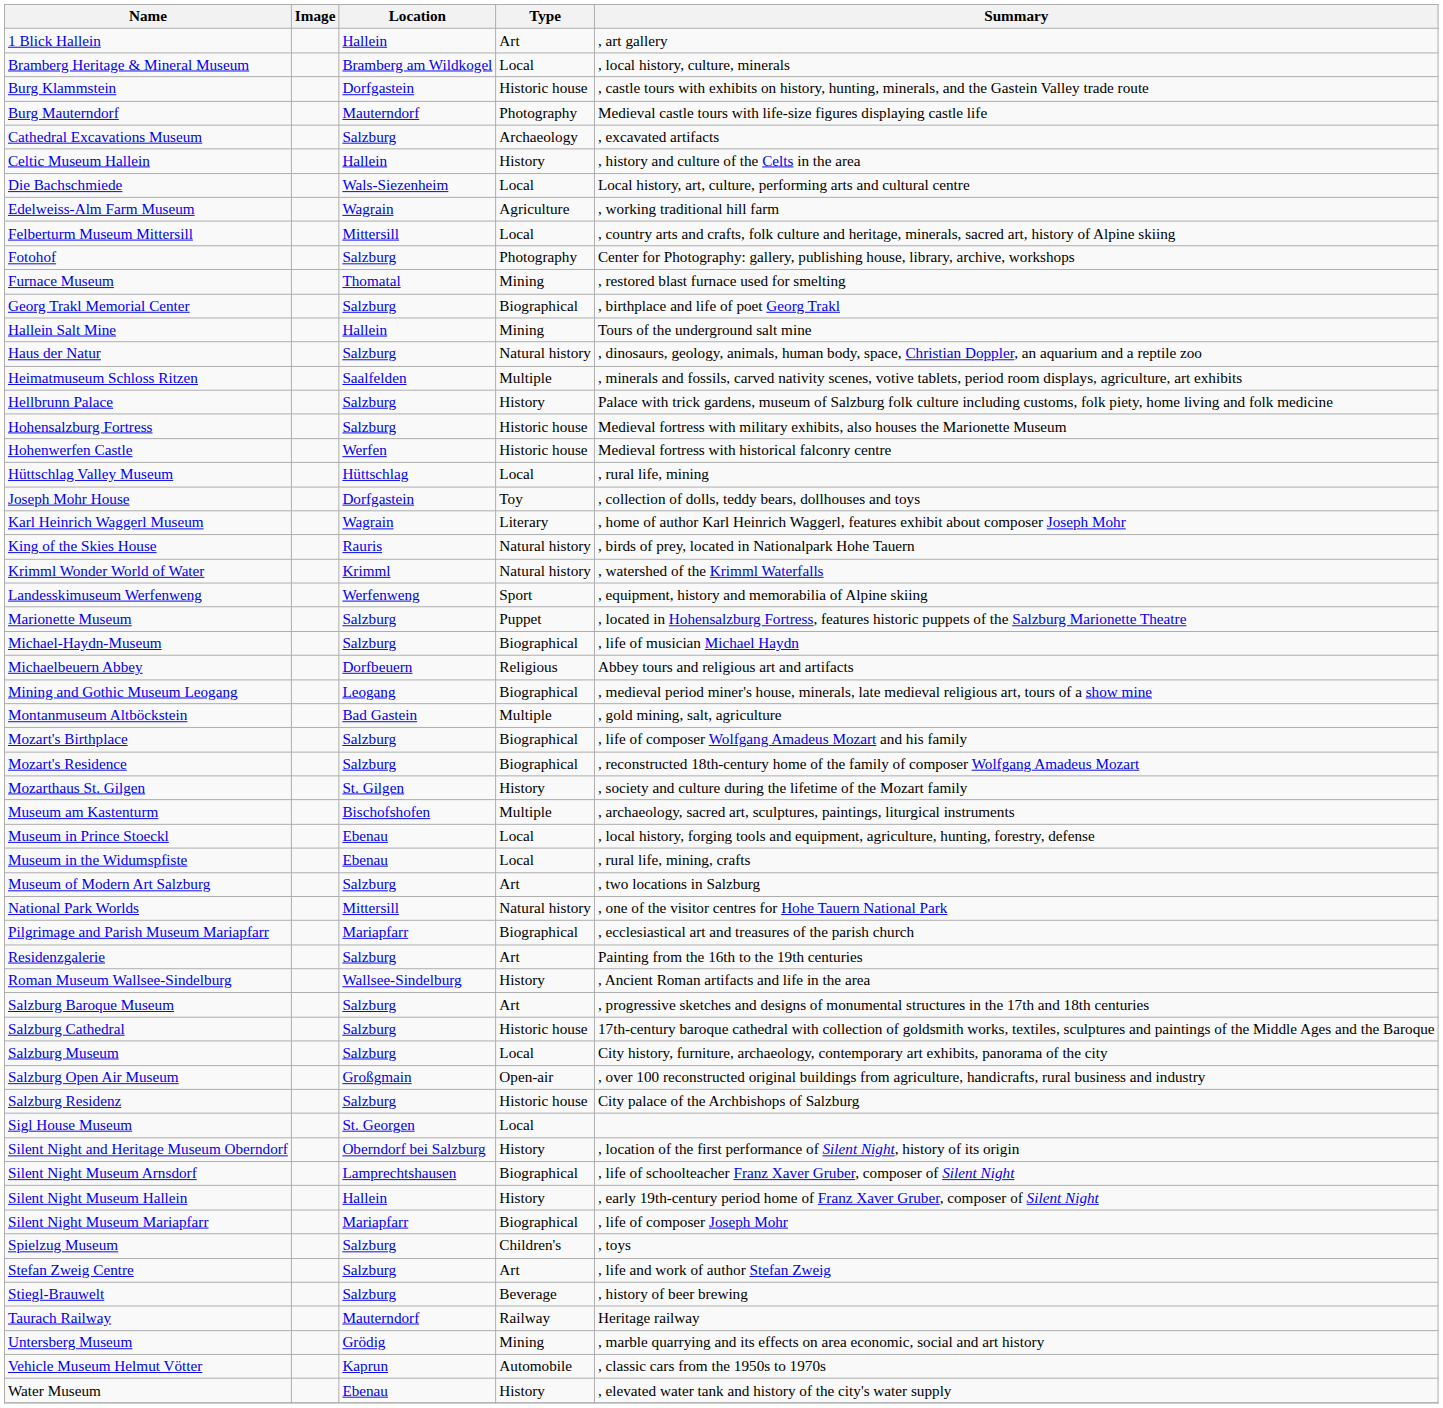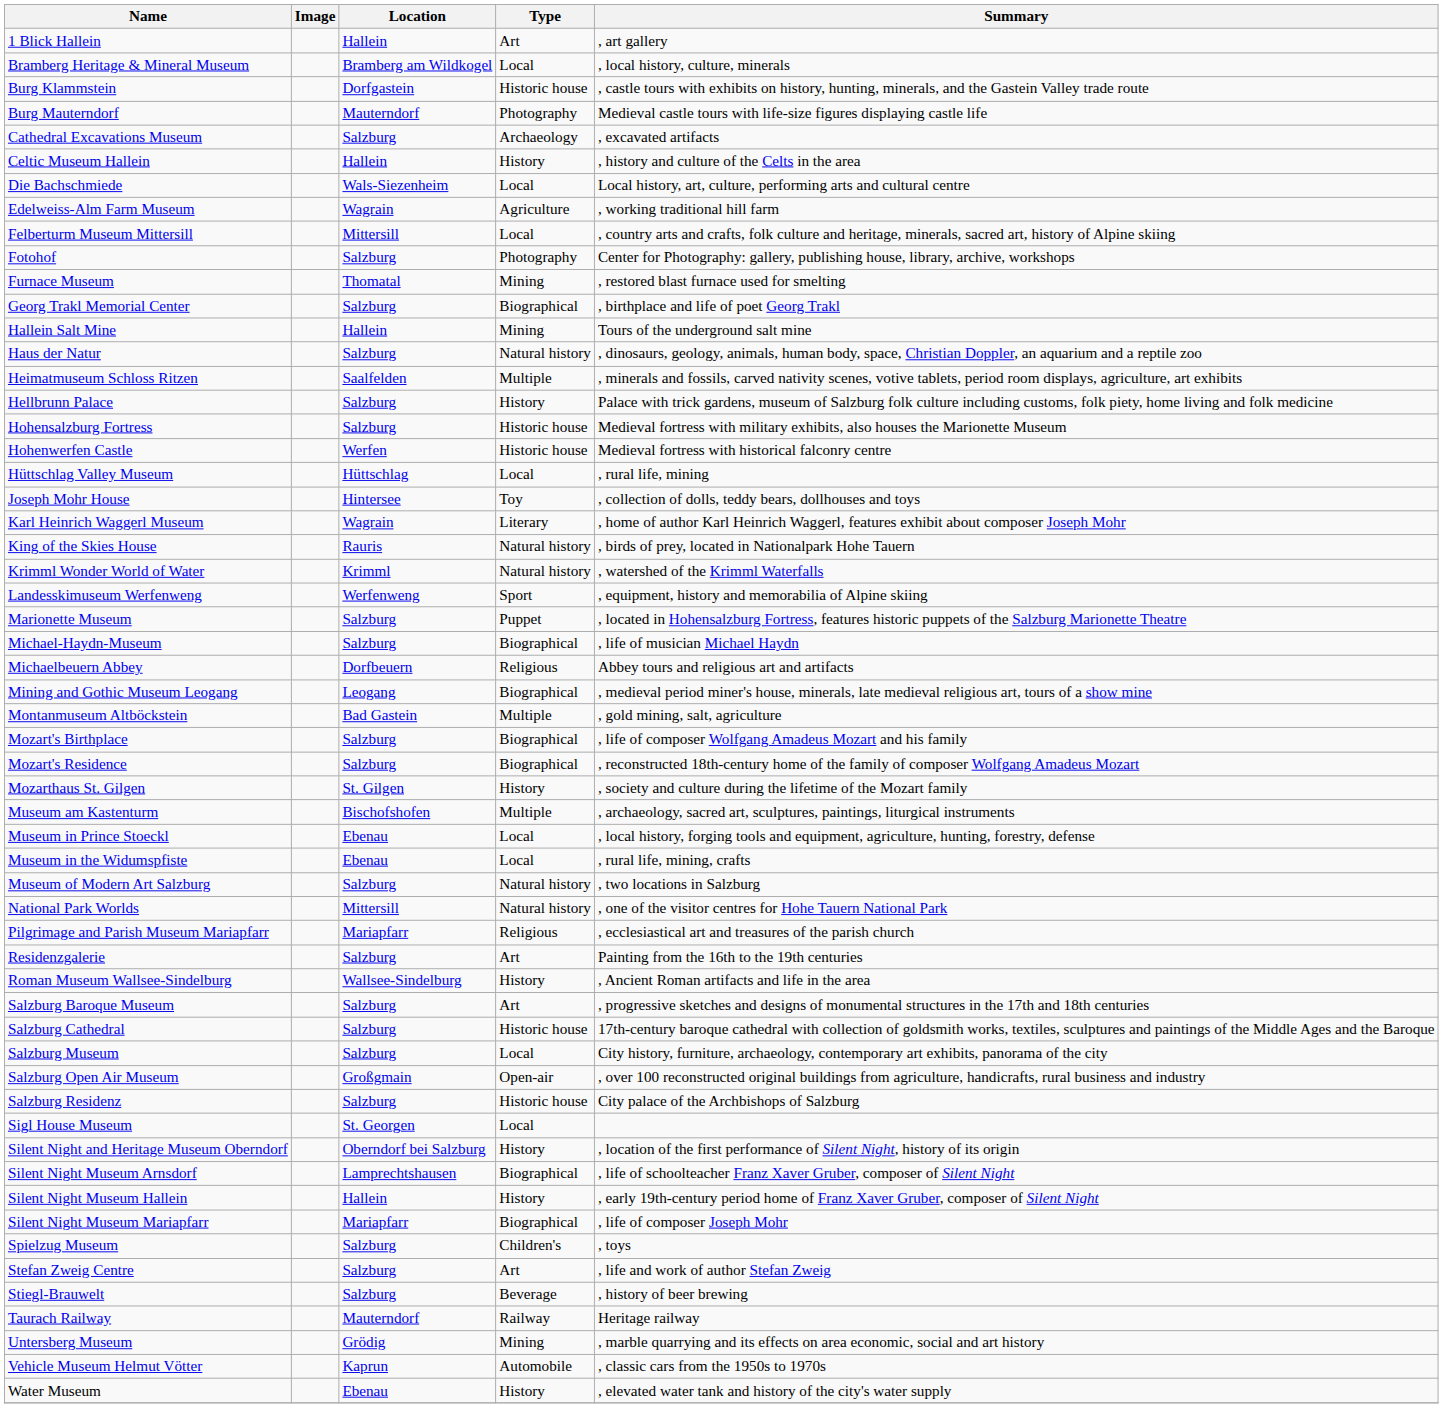(378, 498) Dorfgastein -> (372, 498) Hintersee
(509, 884) Art -> (545, 884) Natural history
(539, 932) Biographical -> (528, 932) Religious
